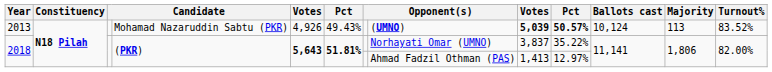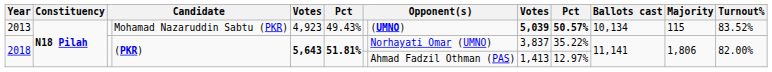(307, 28) 4,926 -> (307, 28) 4,923
(610, 28) 10,124 -> (610, 28) 10,134
(676, 28) 113 -> (676, 28) 115
